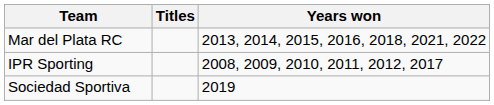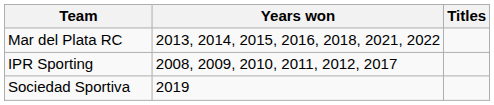columns swapped: (175, 16) <-> (344, 16)
